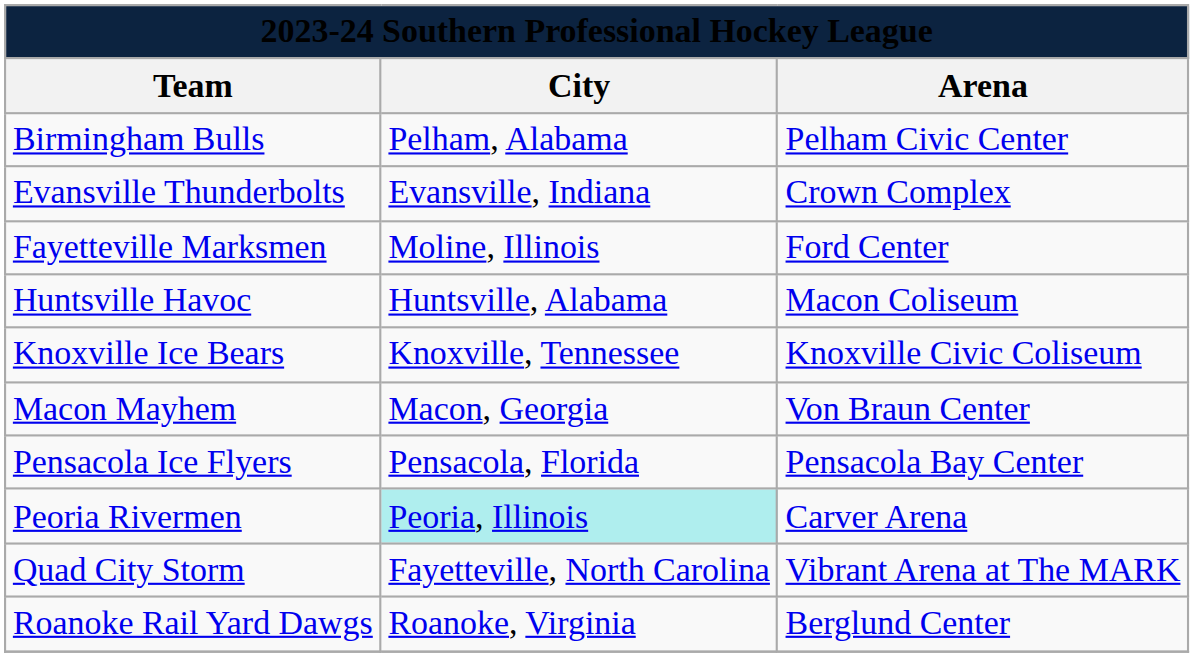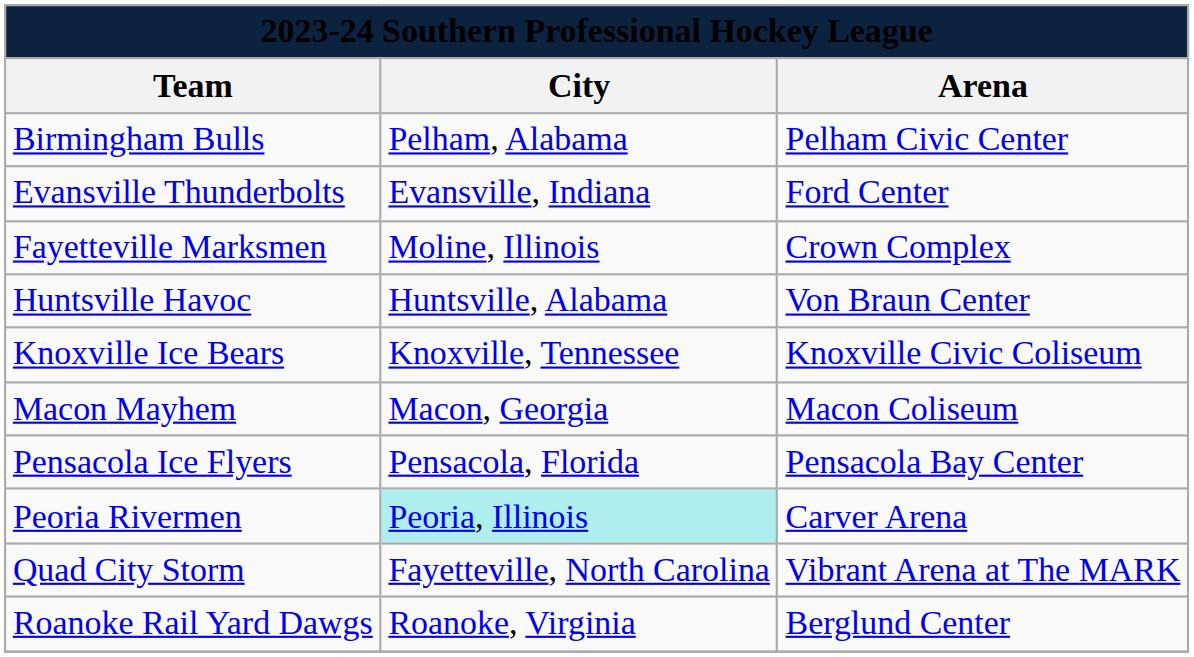(898, 192) Crown Complex -> (867, 192) Ford Center
(867, 246) Ford Center -> (898, 246) Crown Complex
(902, 300) Macon Coliseum -> (908, 300) Von Braun Center
(908, 407) Von Braun Center -> (902, 407) Macon Coliseum
